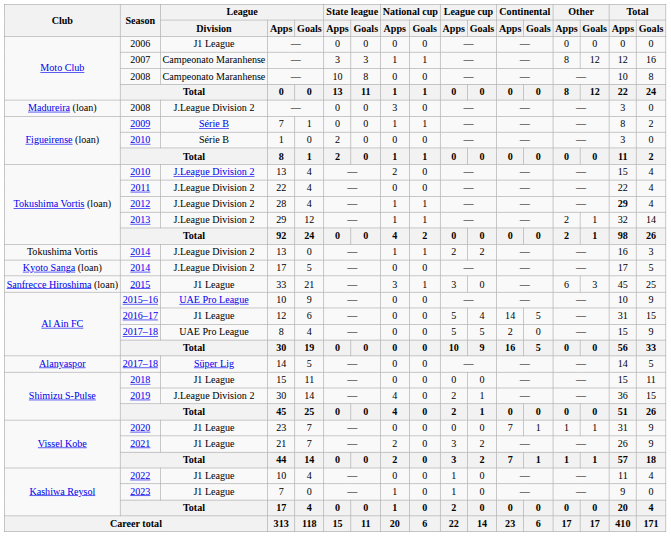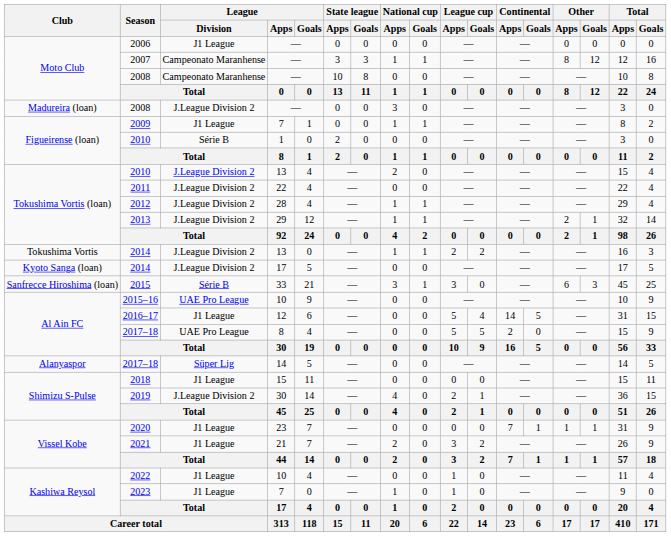(214, 124) Série B -> (214, 124) J1 League
(623, 204) bold -> (623, 204) normal
(214, 284) J1 League -> (214, 284) Série B
